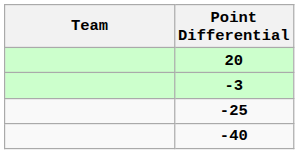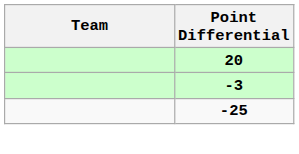- row: (234, 136)
